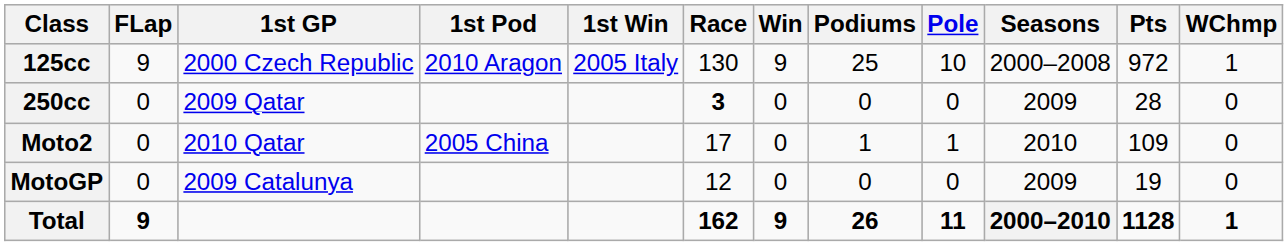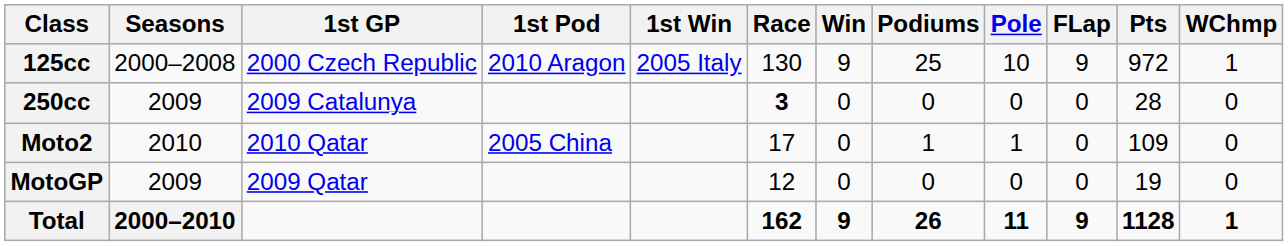columns swapped: (1050, 23) <-> (143, 23)
(244, 102) 2009 Qatar -> (332, 102) 2009 Catalunya
(268, 180) 2009 Catalunya -> (307, 180) 2009 Qatar
